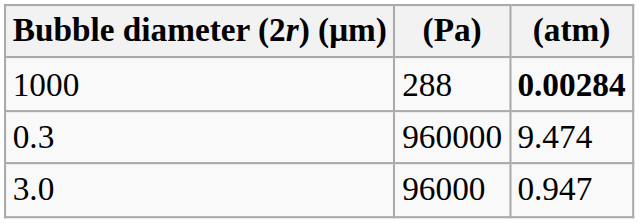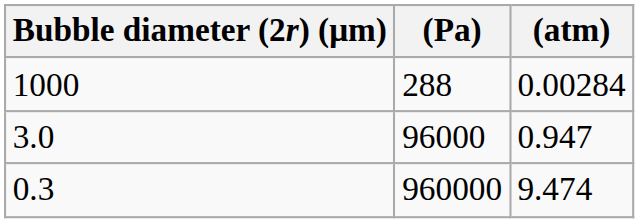(571, 83) bold -> (571, 83) normal
rows swapped: (34, 189) <-> (34, 136)
